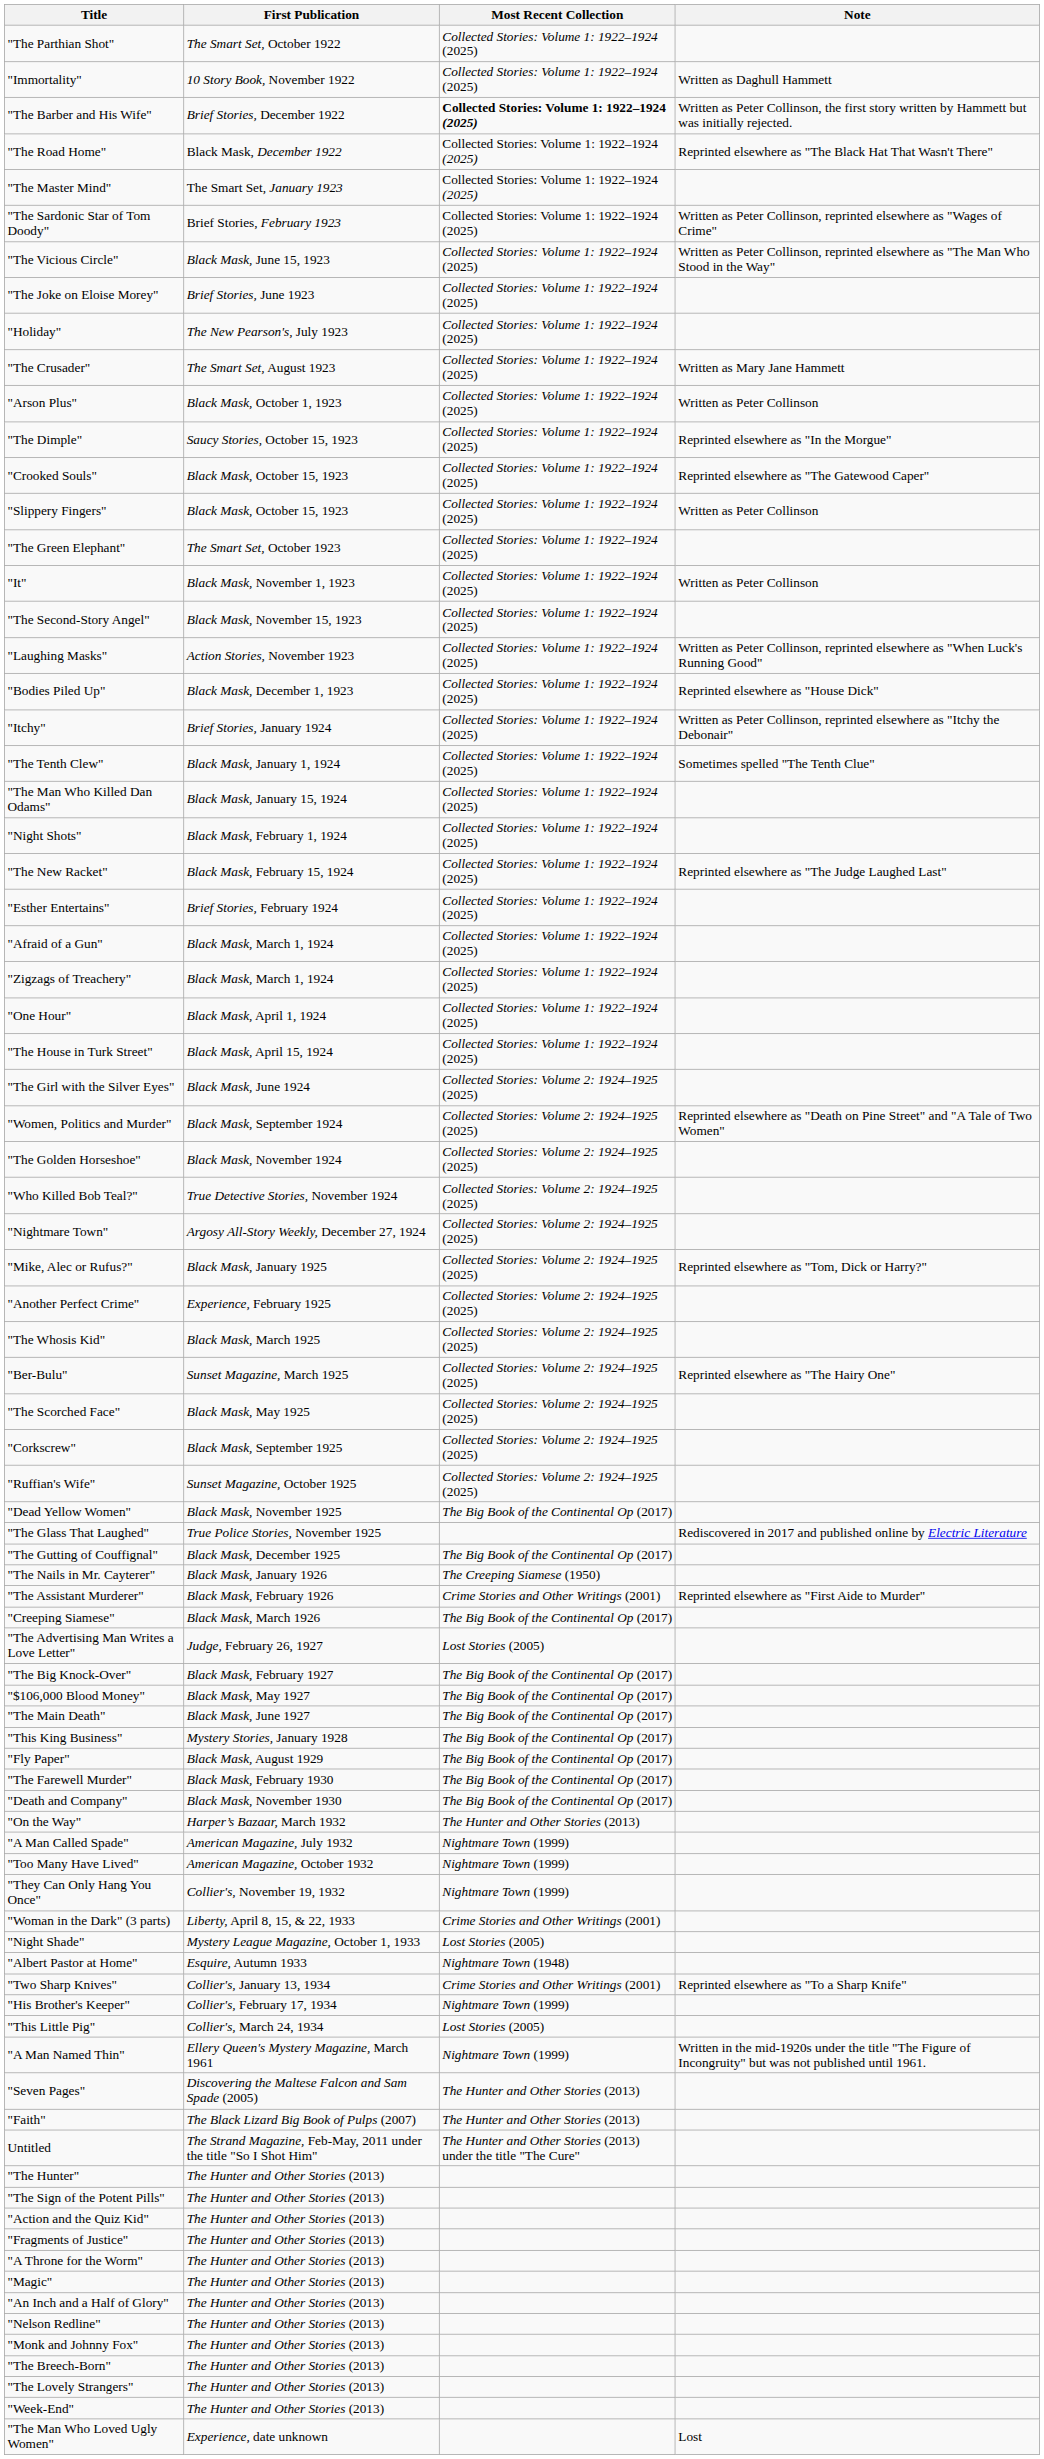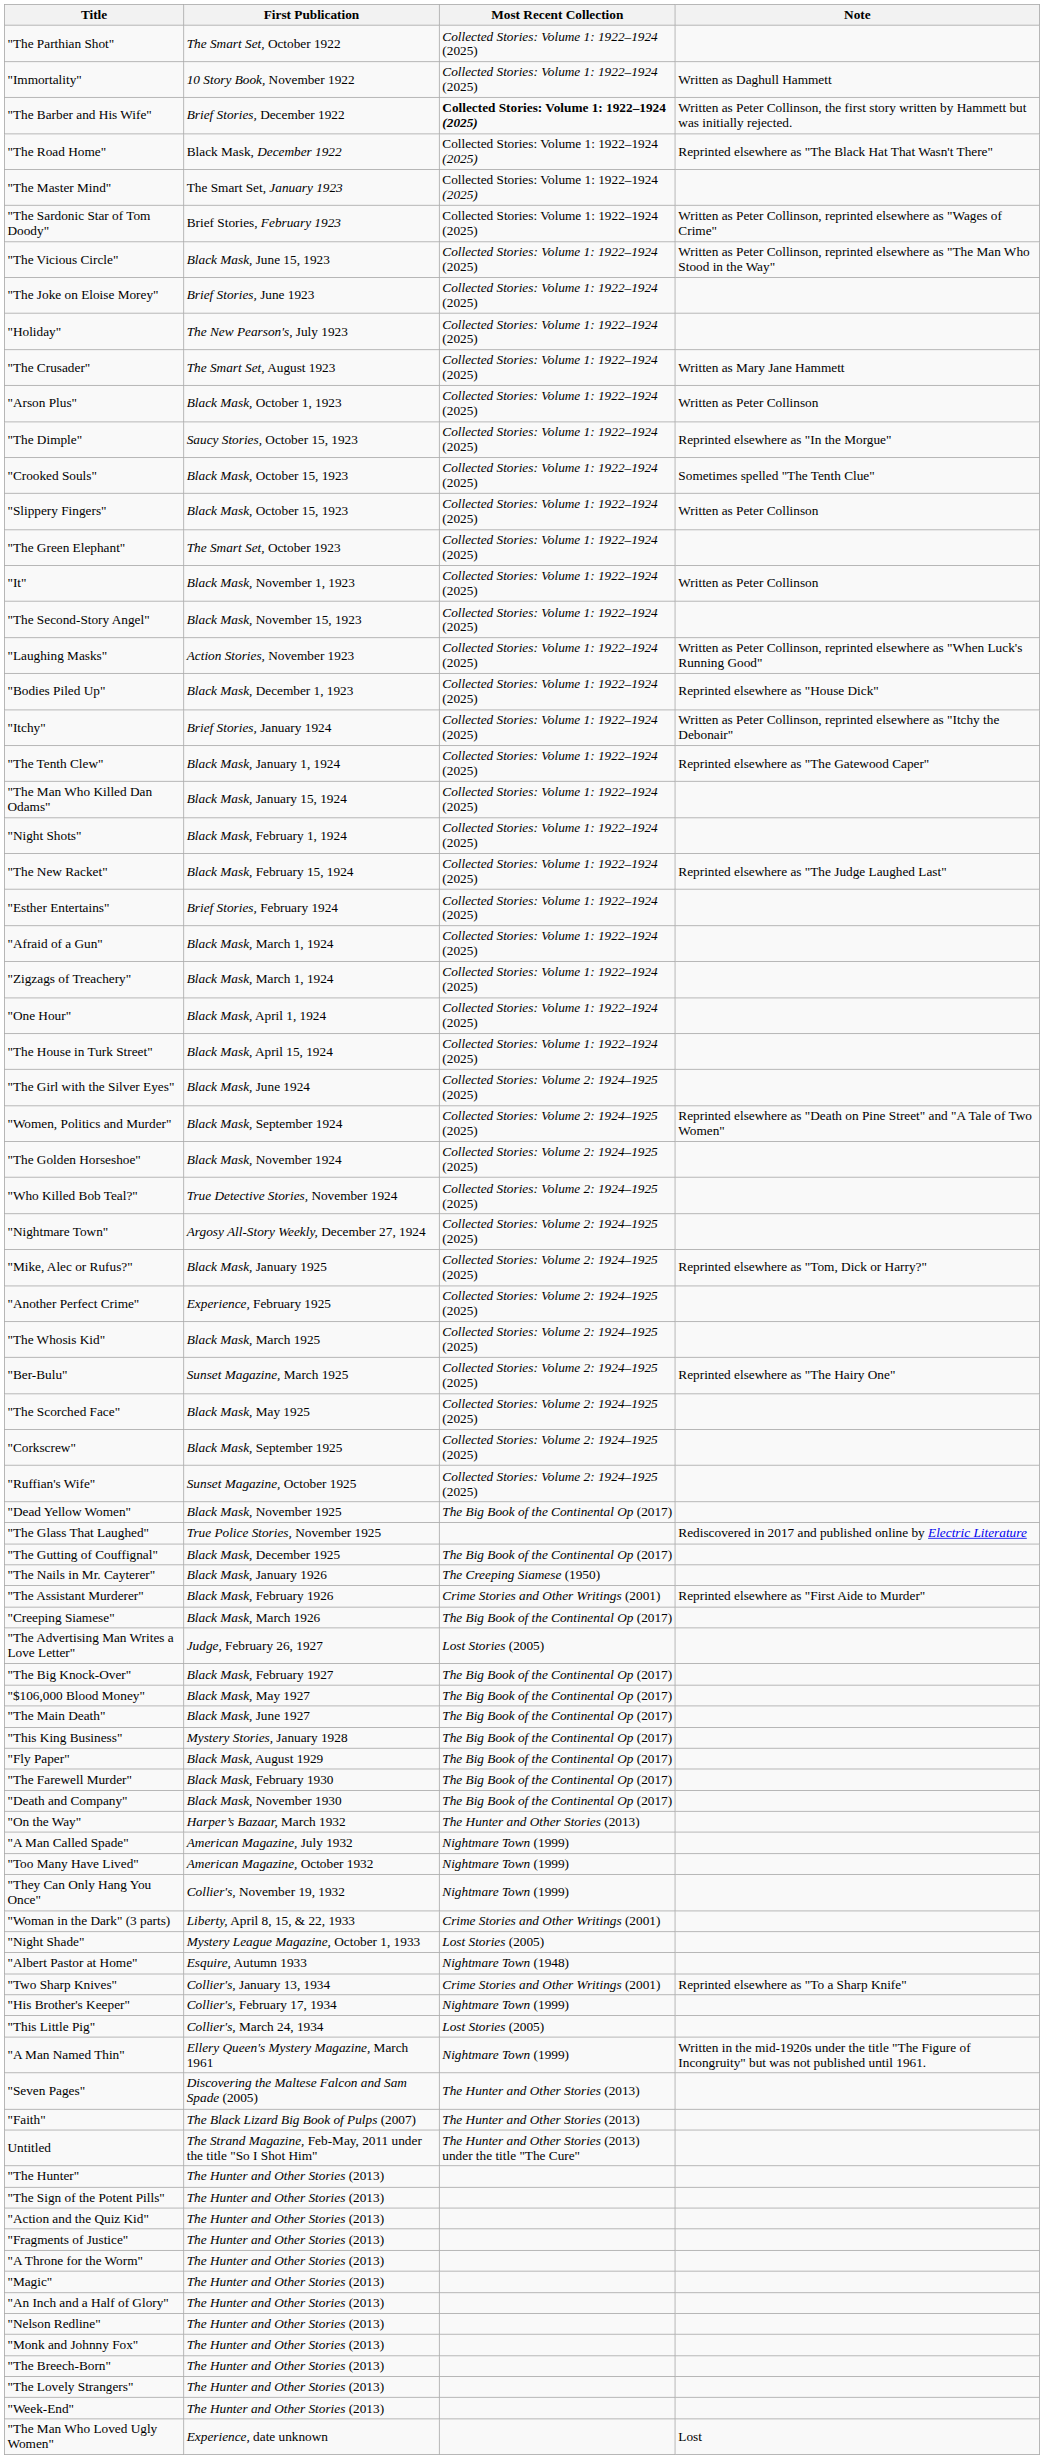(804, 475) Reprinted elsewhere as "The Gatewood Caper" -> (777, 475) Sometimes spelled "The Tenth Clue"
(777, 763) Sometimes spelled "The Tenth Clue" -> (804, 763) Reprinted elsewhere as "The Gatewood Caper"
